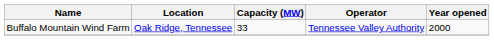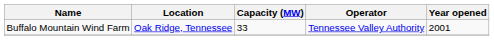(440, 28) 2000 -> (440, 28) 2001
